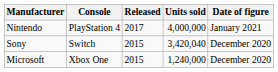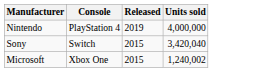- column: (241, 12)
(134, 28) 2017 -> (134, 28) 2019
(187, 59) 1,240,000 -> (187, 59) 1,240,002
